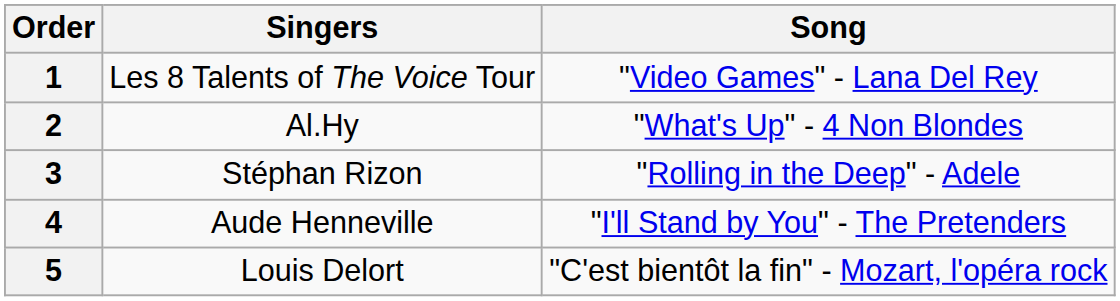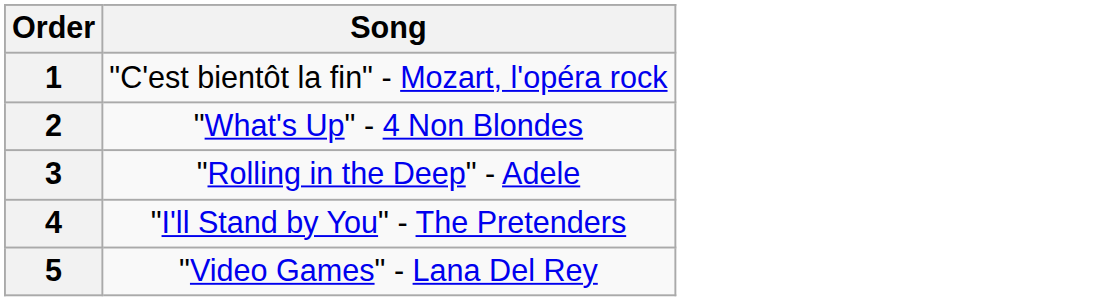- column: (322, 28)
(828, 77) "Video Games" - Lana Del Rey -> (388, 77) "C'est bientôt la fin" - Mozart, l'opéra rock
(828, 271) "C'est bientôt la fin" - Mozart, l'opéra rock -> (388, 271) "Video Games" - Lana Del Rey
